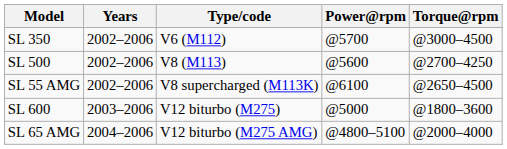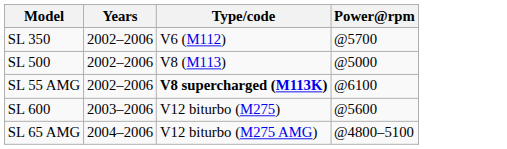- column: (456, 16)
(347, 62) @5600 -> (356, 62) @5000
(239, 86) normal -> (244, 86) bold
(347, 109) @5000 -> (356, 109) @5600
